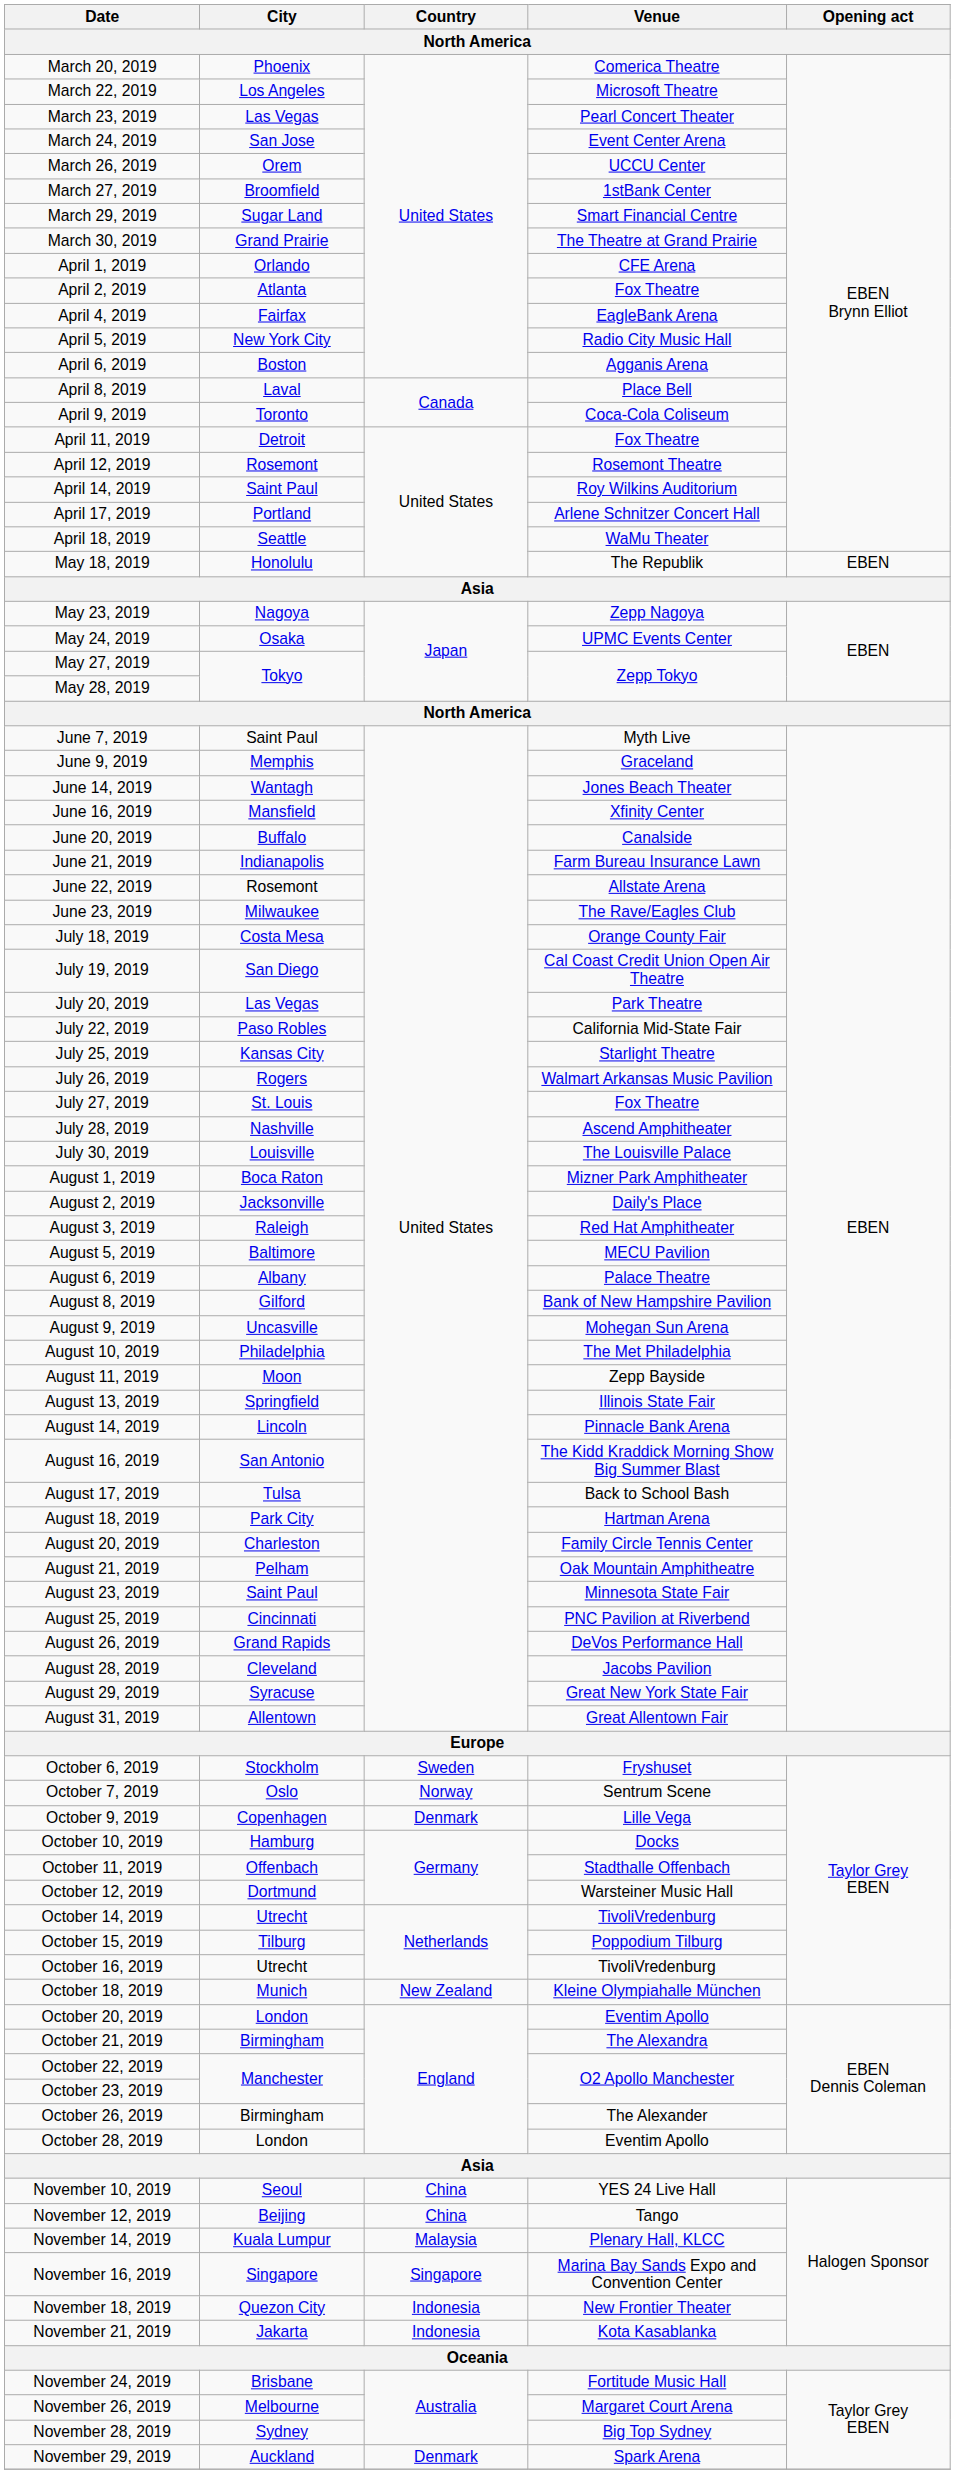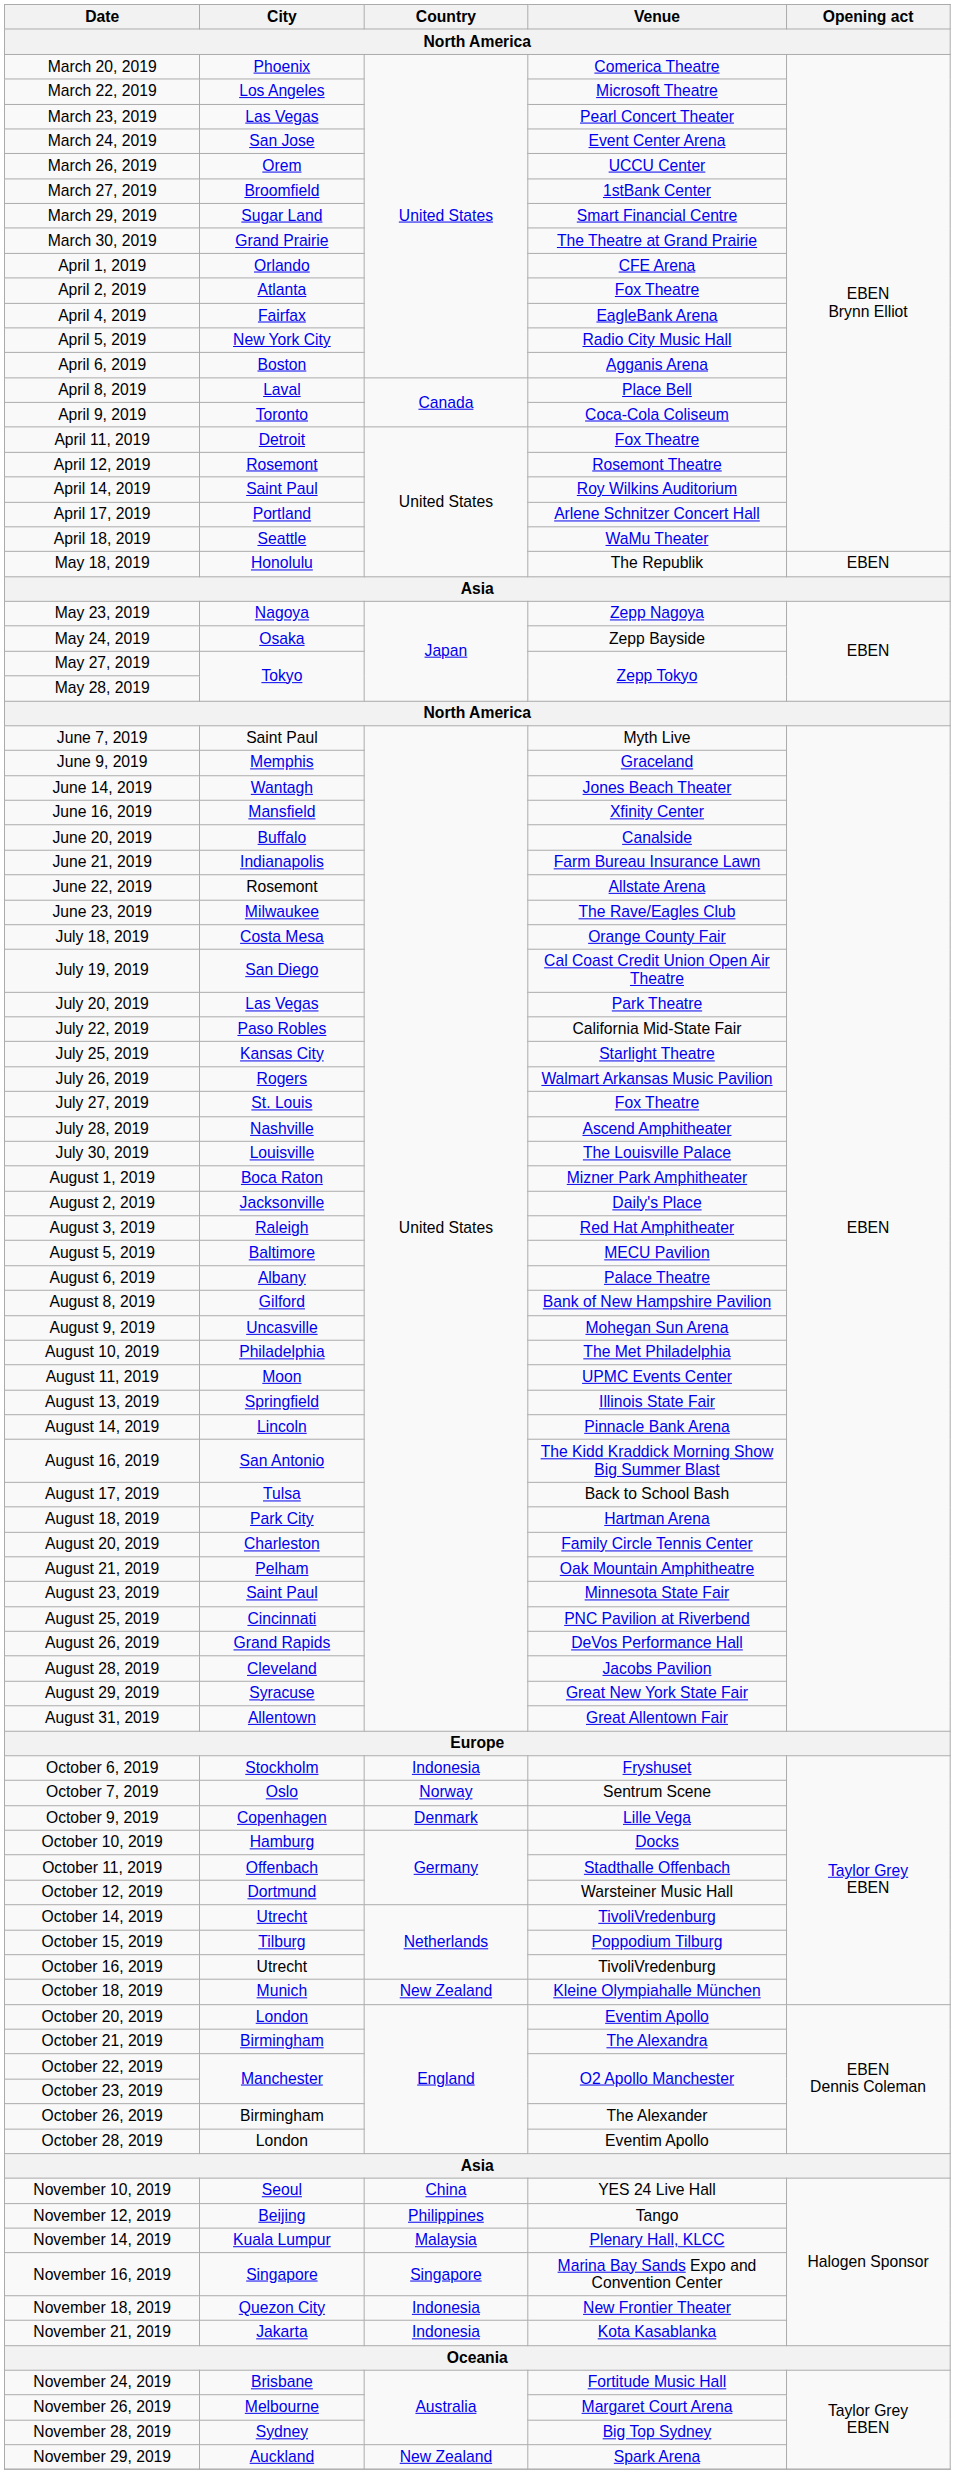(657, 638) UPMC Events Center -> (657, 638) Zepp Bayside
(657, 1377) Zepp Bayside -> (657, 1377) UPMC Events Center
(446, 1768) Sweden -> (446, 1768) Indonesia
(446, 2215) China -> (446, 2215) Philippines
(446, 2457) Denmark -> (446, 2457) New Zealand
